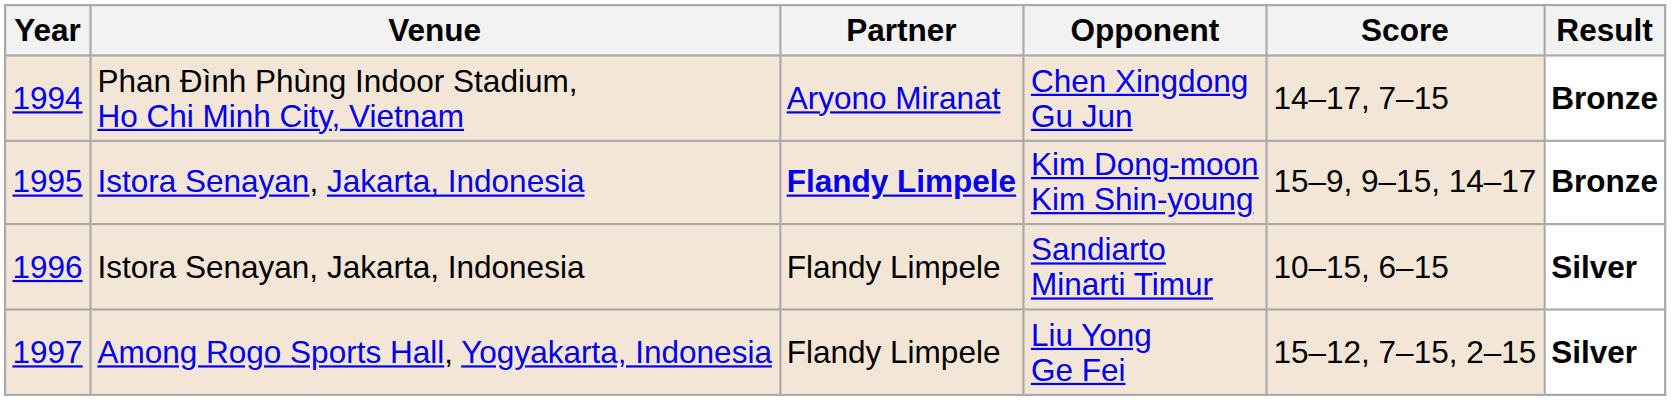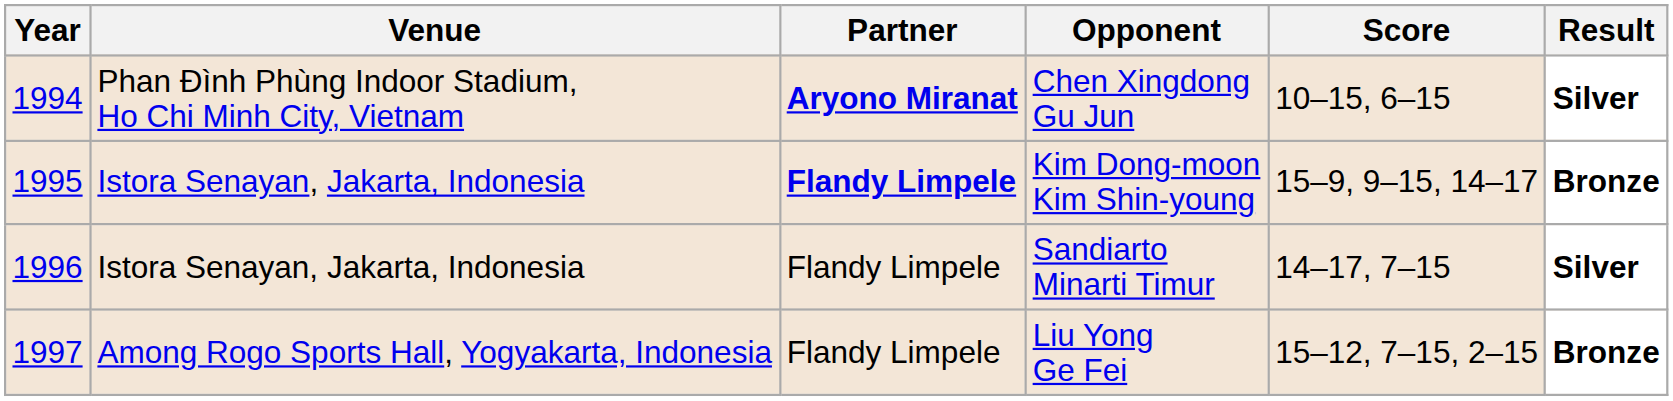(894, 98) normal -> (902, 98) bold
(1361, 98) 14–17, 7–15 -> (1363, 98) 10–15, 6–15
(1605, 98) Bronze -> (1596, 98) Silver
(1361, 267) 10–15, 6–15 -> (1363, 267) 14–17, 7–15
(1594, 352) Silver -> (1606, 352) Bronze
